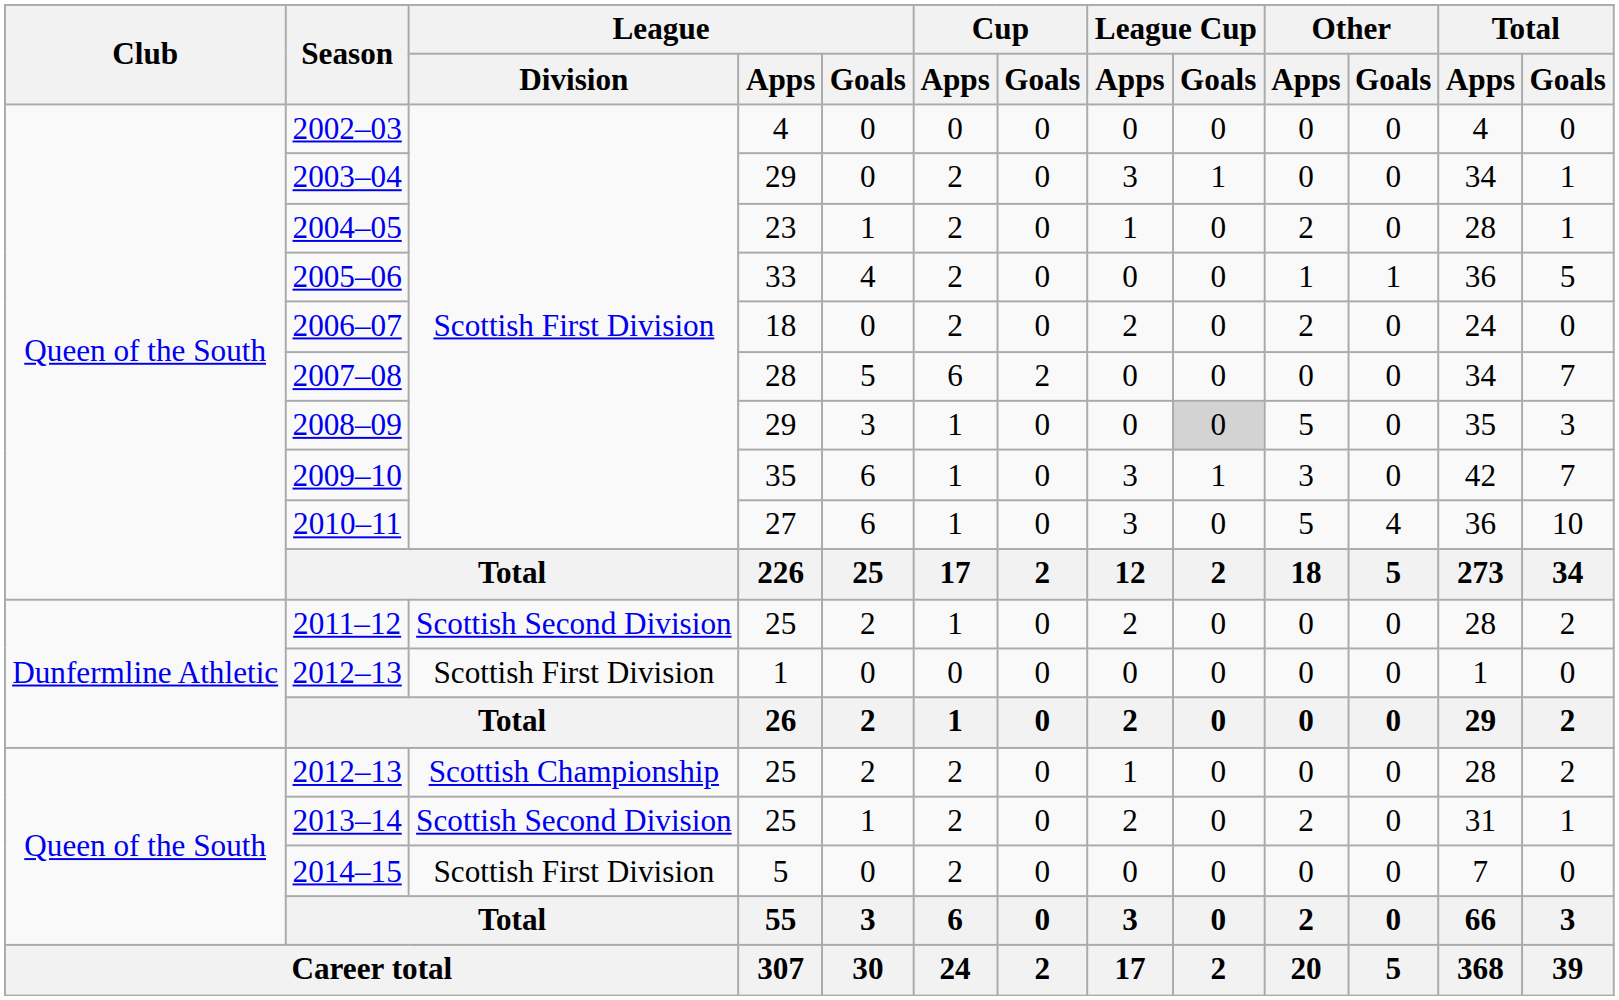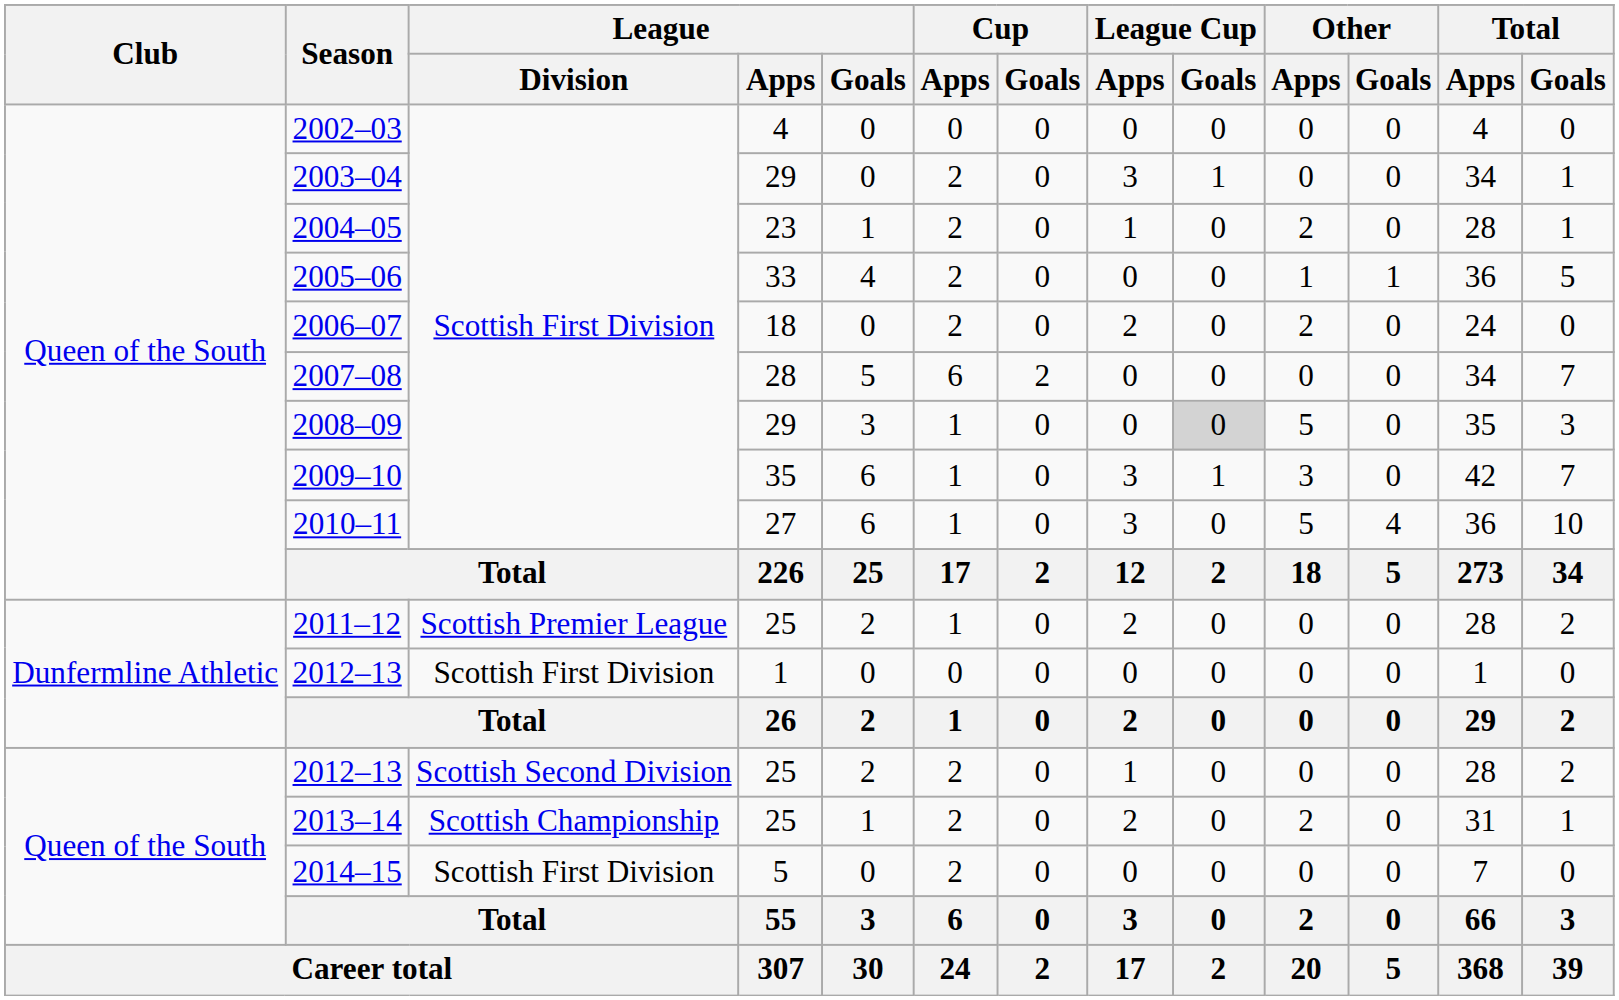(574, 623) Scottish Second Division -> (574, 623) Scottish Premier League
(574, 771) Scottish Championship -> (574, 771) Scottish Second Division
(574, 820) Scottish Second Division -> (574, 820) Scottish Championship
